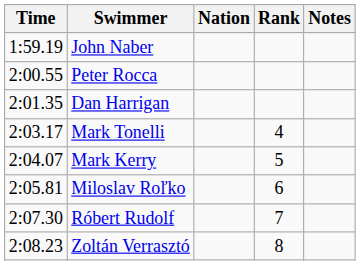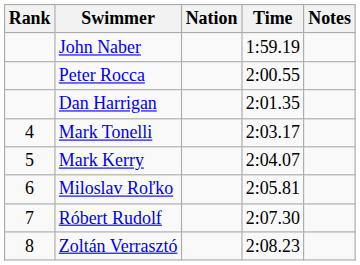columns swapped: (279, 18) <-> (36, 18)
